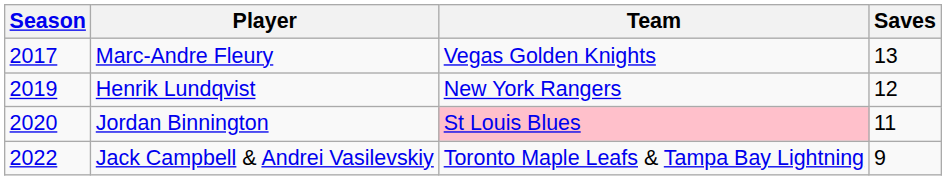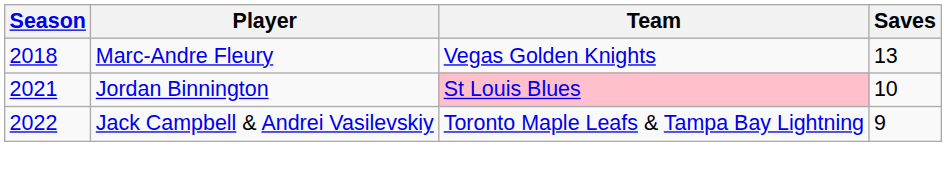(33, 55) 2017 -> (33, 55) 2018
- row: (176, 89)
(33, 123) 2020 -> (33, 89) 2021
(885, 123) 11 -> (886, 89) 10
